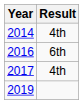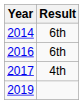(58, 33) 4th -> (58, 33) 6th
